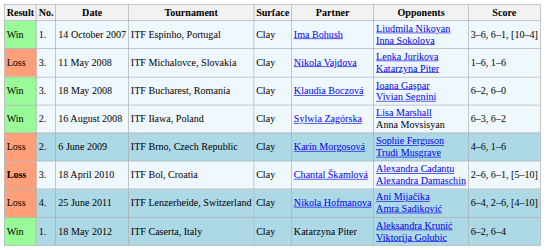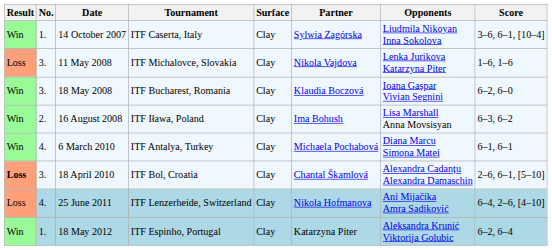(176, 34) ITF Espinho, Portugal -> (166, 34) ITF Caserta, Italy
(318, 34) Ima Bohush -> (328, 34) Sylwia Zagórska
(328, 118) Sylwia Zagórska -> (318, 118) Ima Bohush
- row: (83, 146)
+ row: (87, 146)
(166, 230) ITF Caserta, Italy -> (176, 230) ITF Espinho, Portugal
